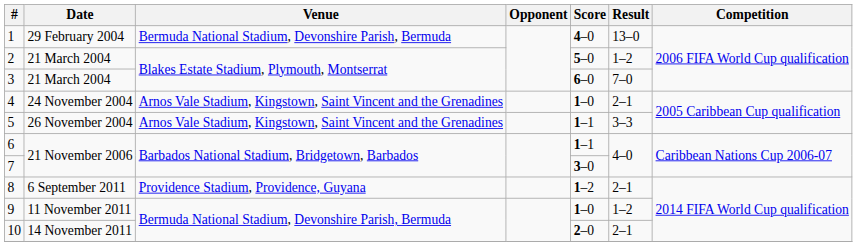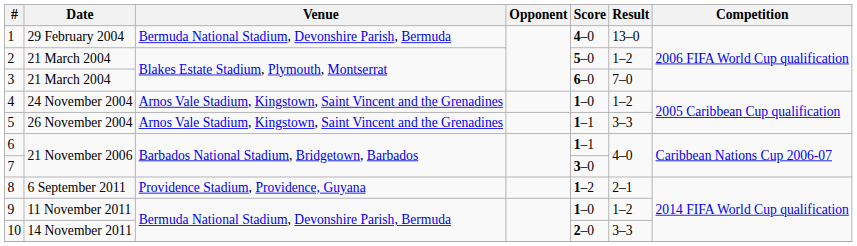(622, 101) 2–1 -> (622, 101) 1–2
(622, 230) 2–1 -> (622, 230) 3–3
